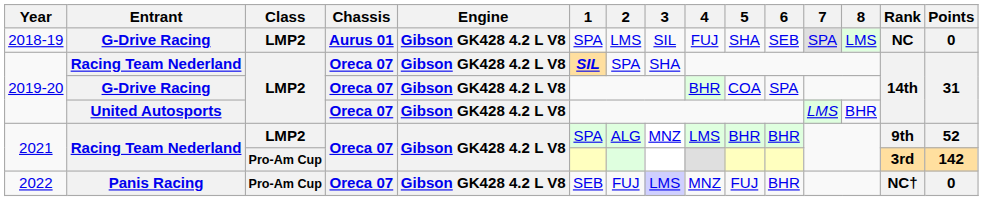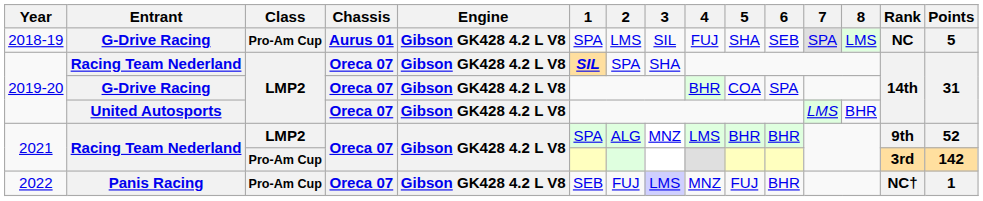(285, 40) LMP2 -> (285, 40) Pro-Am Cup
(951, 40) 0 -> (951, 40) 5
(951, 183) 0 -> (951, 183) 1
